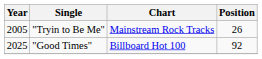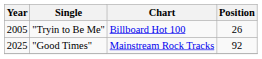(162, 29) Mainstream Rock Tracks -> (147, 29) Billboard Hot 100
(147, 45) Billboard Hot 100 -> (162, 45) Mainstream Rock Tracks
